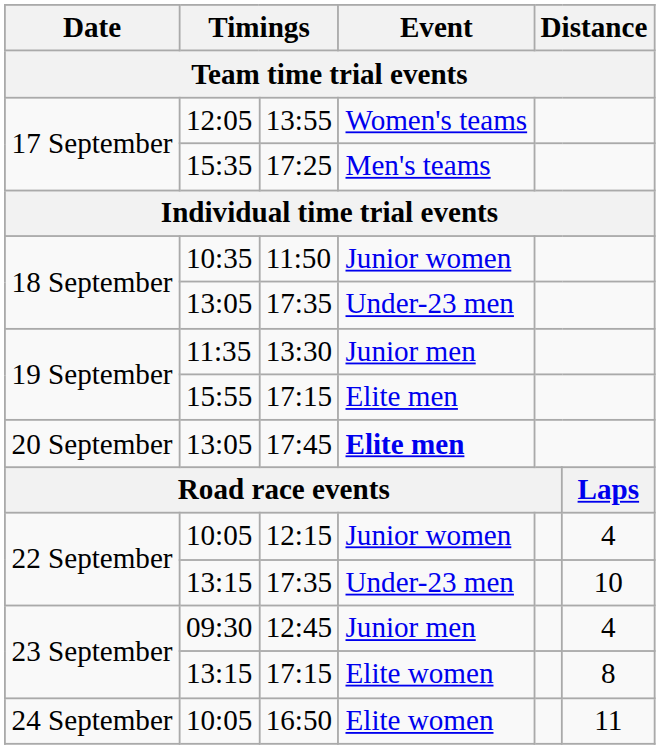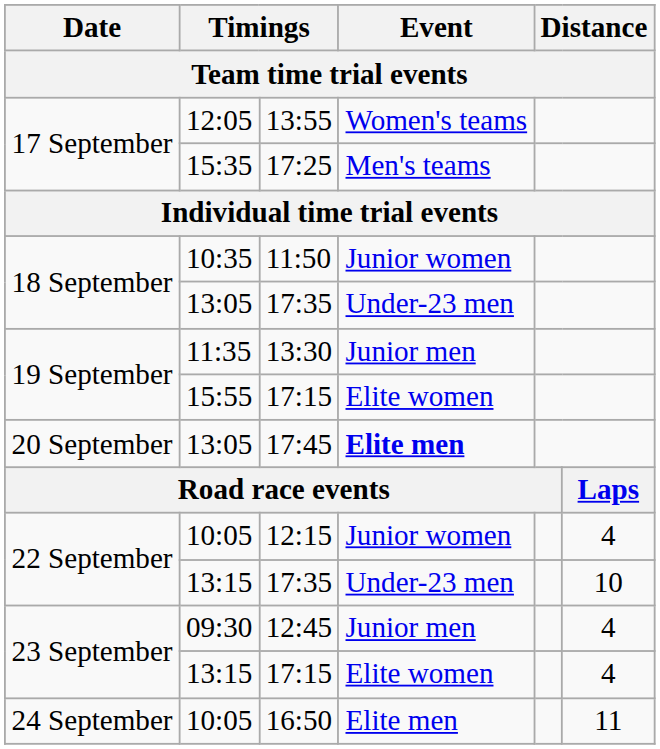(402, 397) Elite men -> (420, 397) Elite women
(608, 674) 8 -> (608, 674) 4
(420, 720) Elite women -> (402, 720) Elite men
